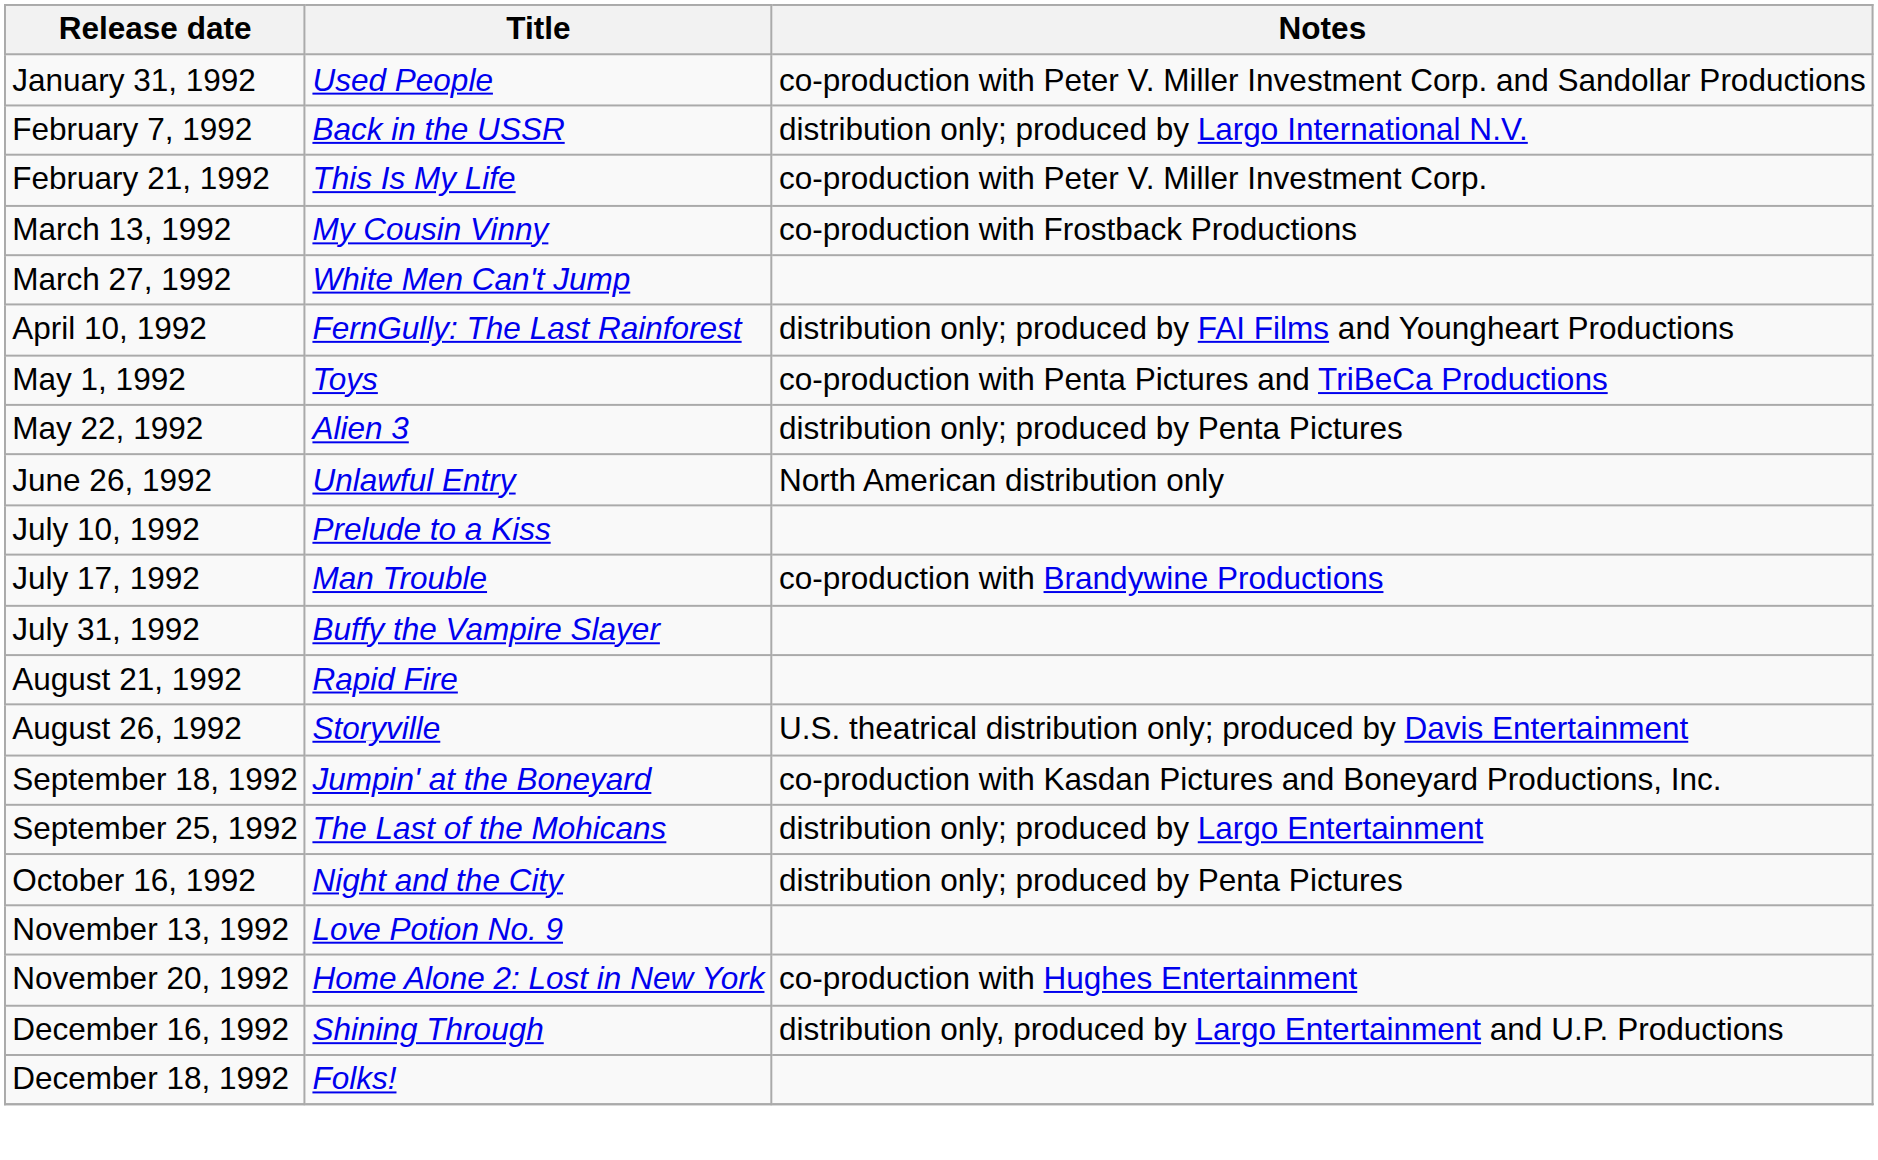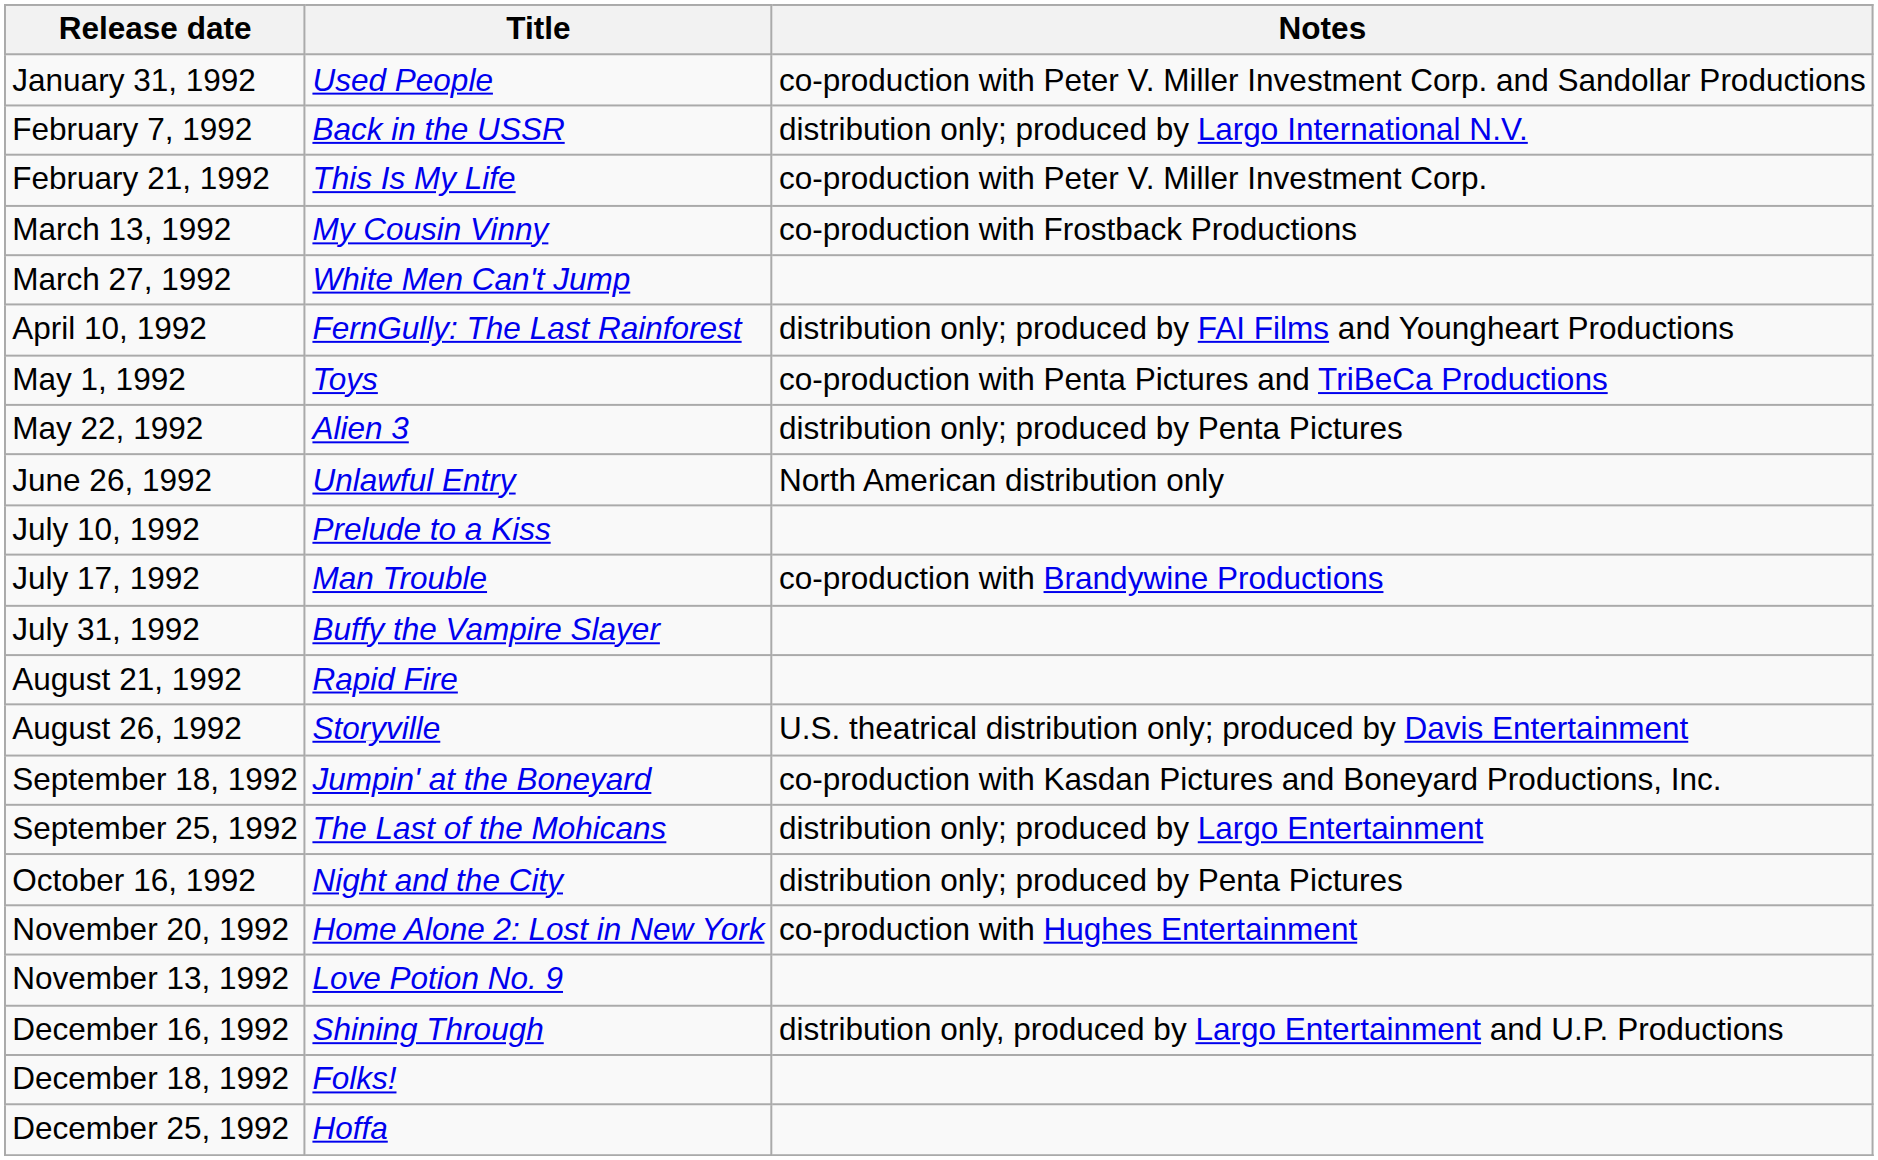rows swapped: (151, 929) <-> (151, 979)
+ row: (151, 1129)
